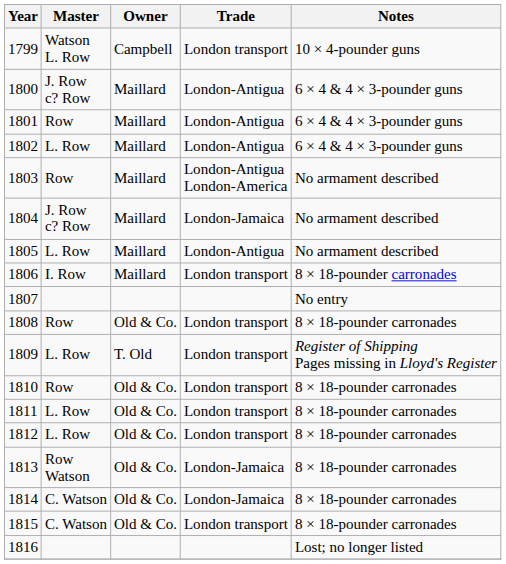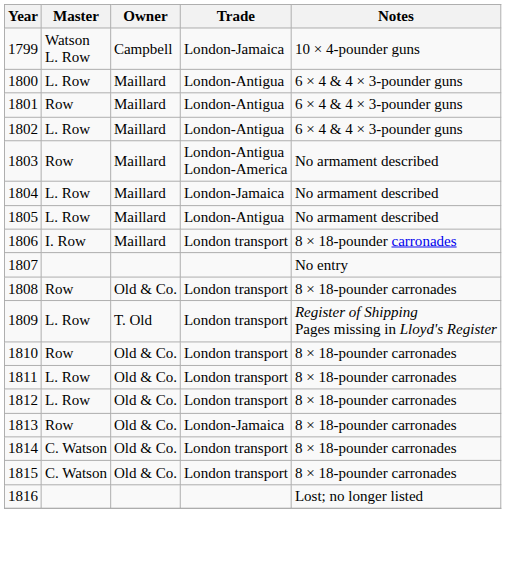(236, 48) London transport -> (234, 48) London-Jamaica
(68, 89) J. Row c? Row -> (68, 81) L. Row
(68, 218) J. Row c? Row -> (68, 193) L. Row
(67, 467) Row Watson -> (59, 424) Row
(234, 499) London-Jamaica -> (236, 448) London transport
